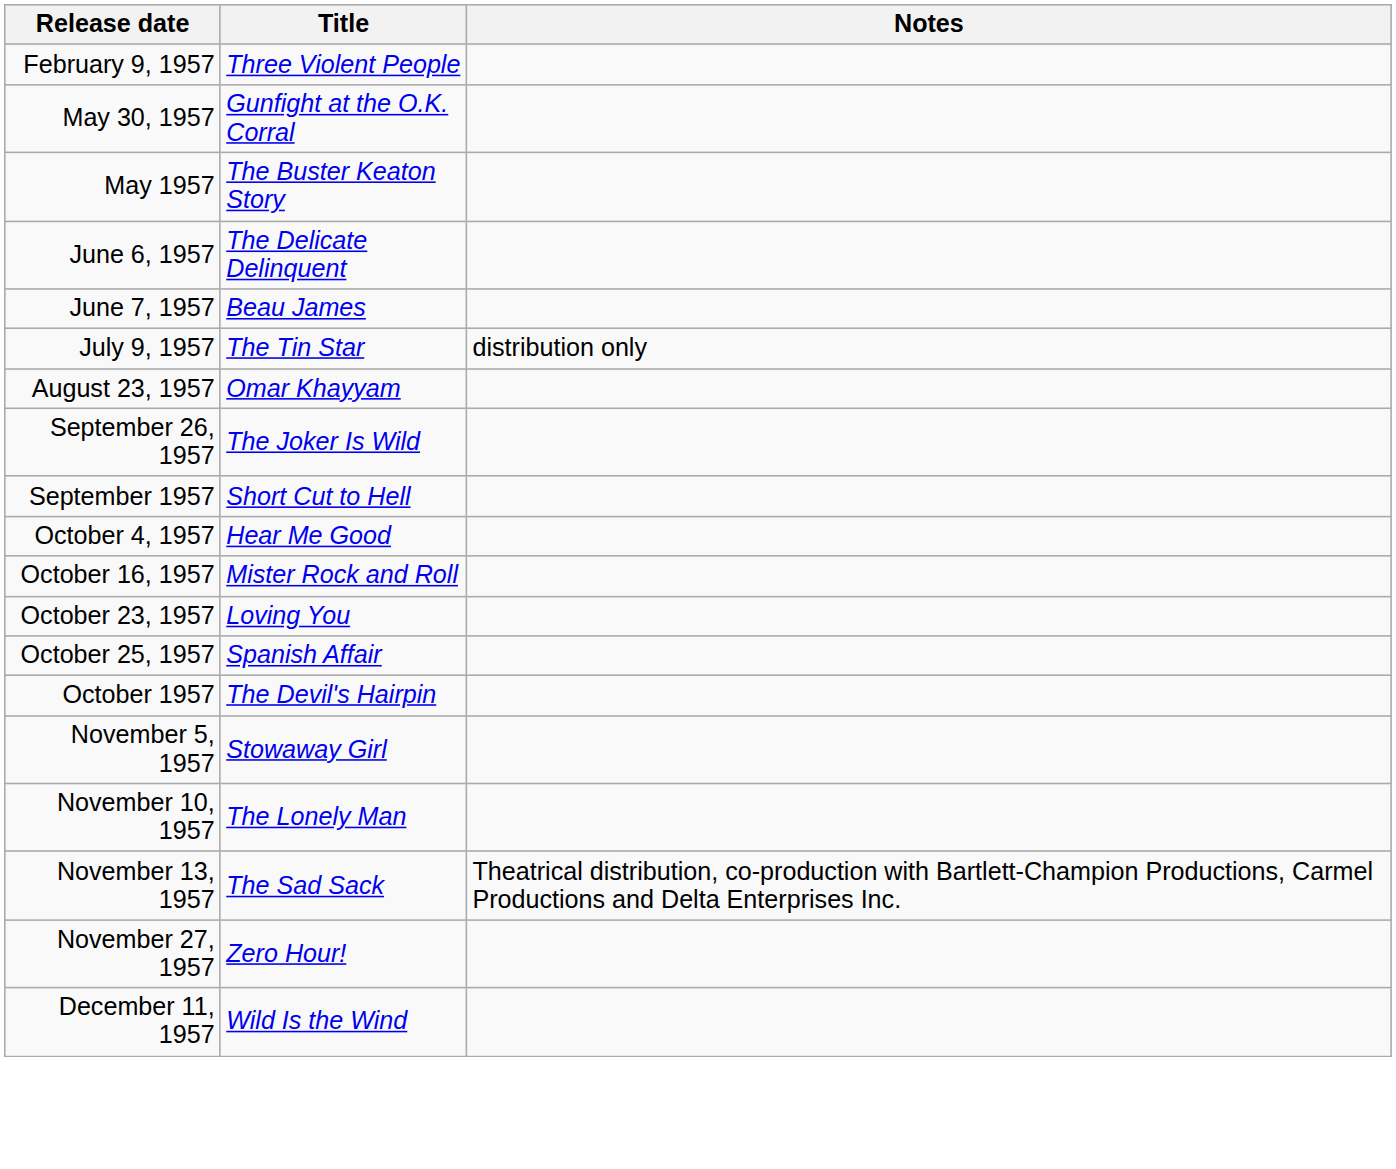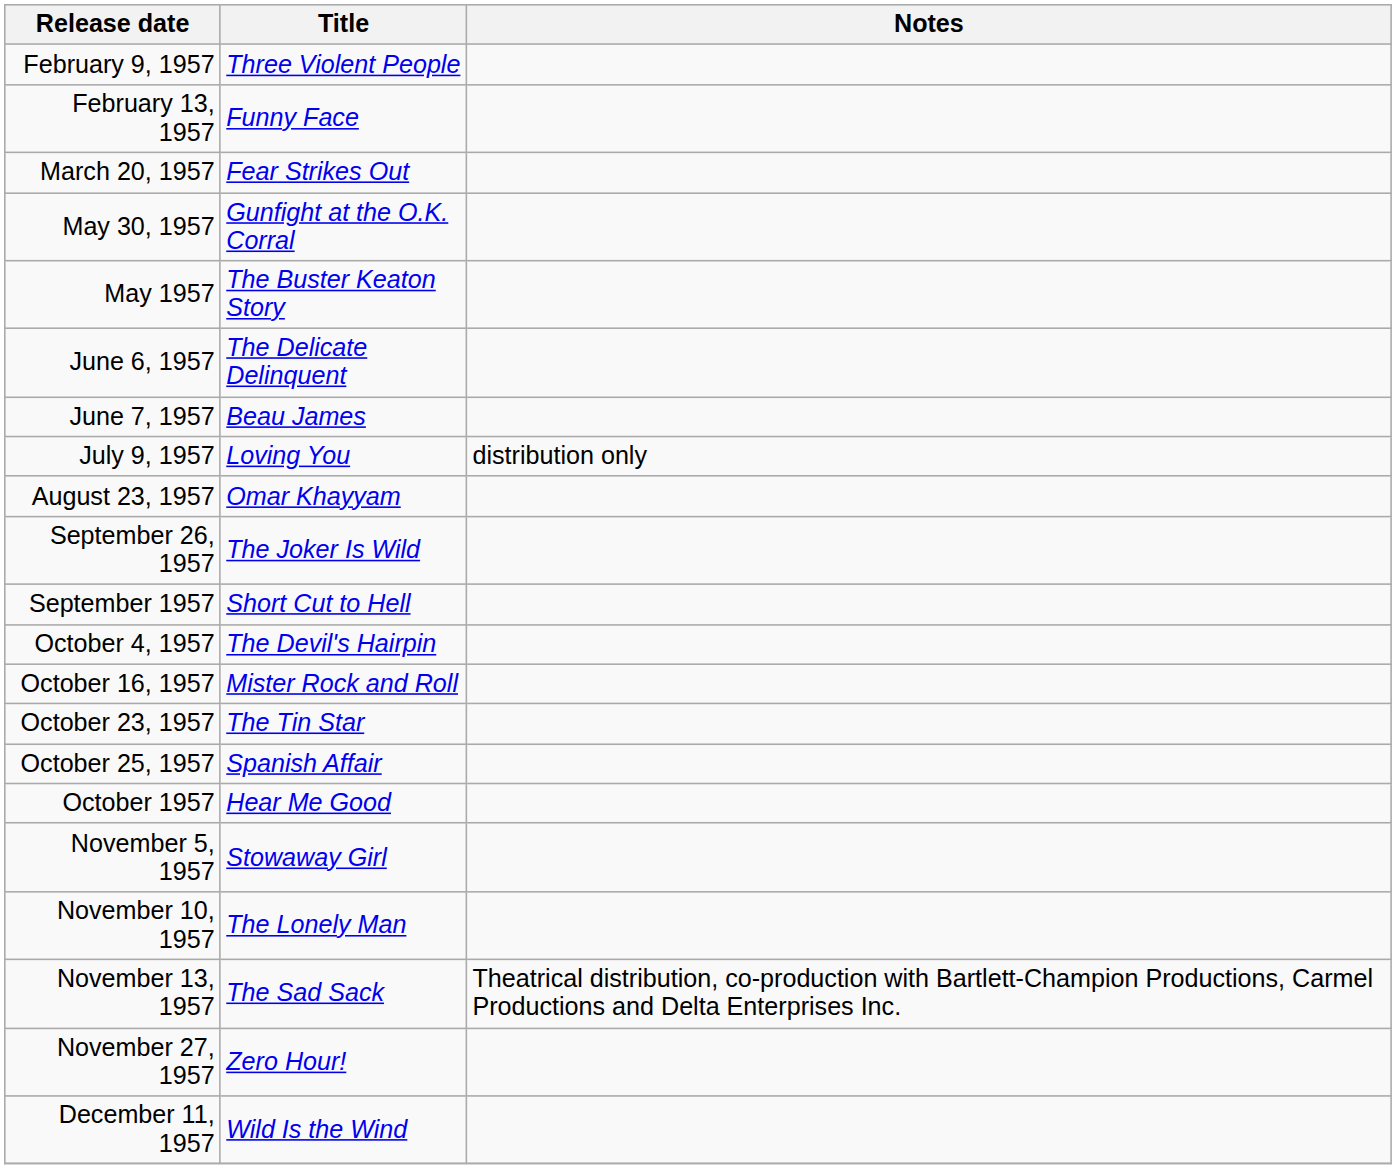+ row: (143, 118)
+ row: (127, 172)
(295, 348) The Tin Star -> (288, 456) Loving You
(309, 535) Hear Me Good -> (331, 643) The Devil's Hairpin
(288, 615) Loving You -> (295, 723) The Tin Star
(331, 695) The Devil's Hairpin -> (309, 803) Hear Me Good
